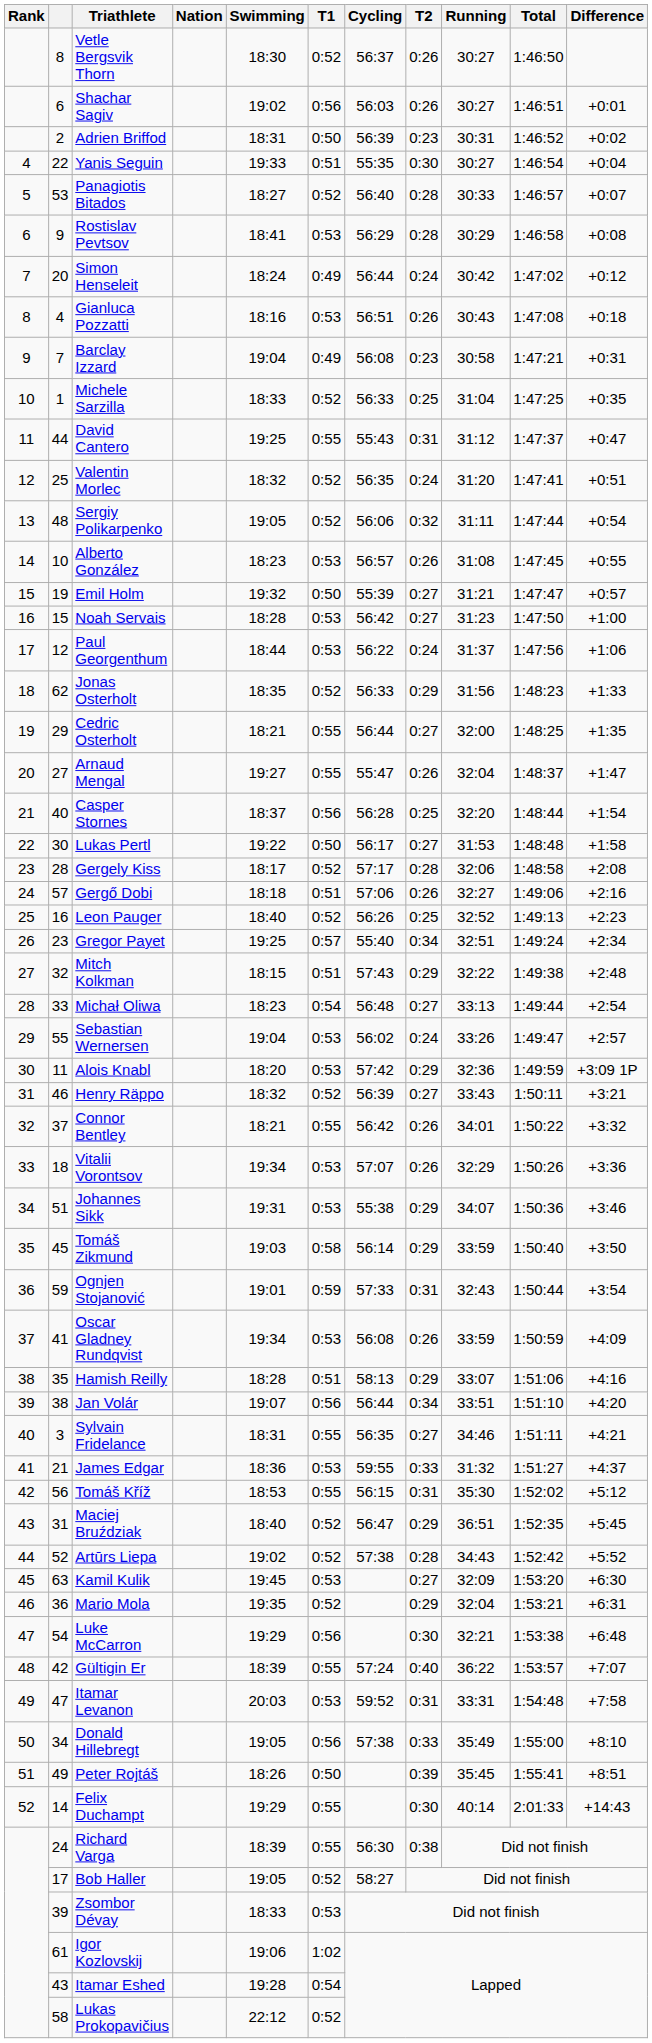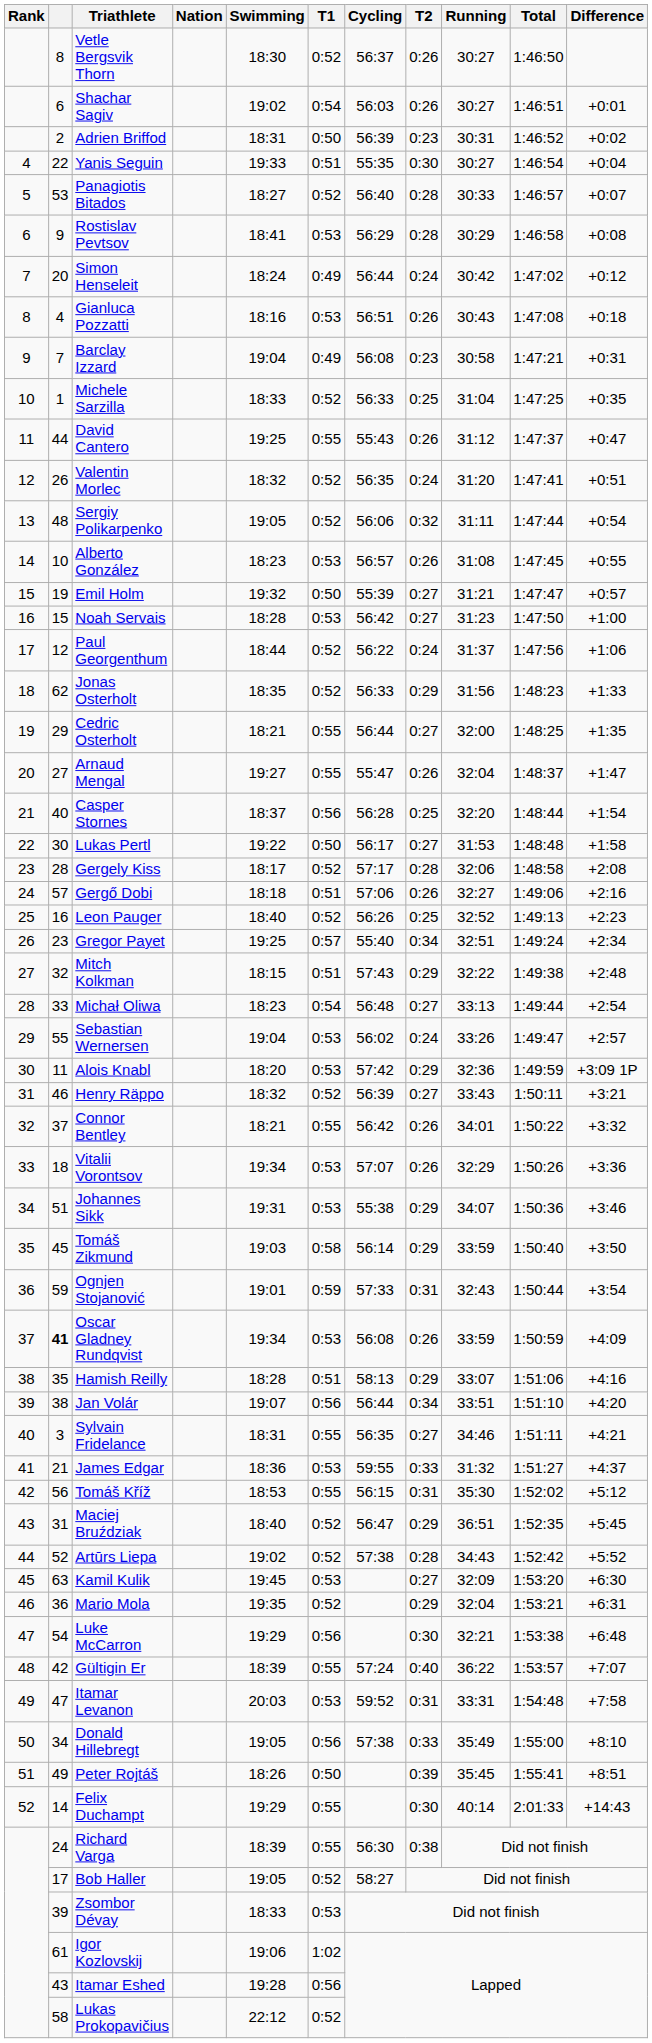(326, 106) 0:56 -> (326, 106) 0:54
(424, 439) 0:31 -> (424, 439) 0:26
(60, 480) 25 -> (60, 480) 26
(326, 650) 0:53 -> (326, 650) 0:52
(60, 1338) normal -> (60, 1338) bold
(326, 1985) 0:54 -> (326, 1985) 0:56
